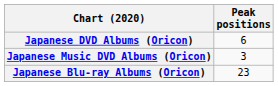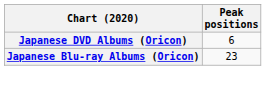- row: (109, 57)
